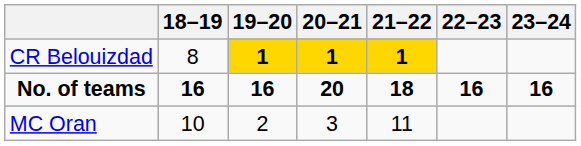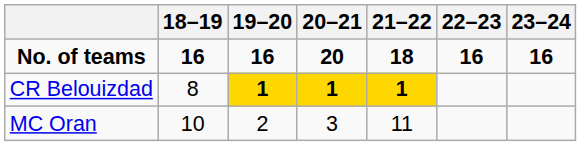rows swapped: (81, 90) <-> (81, 56)
